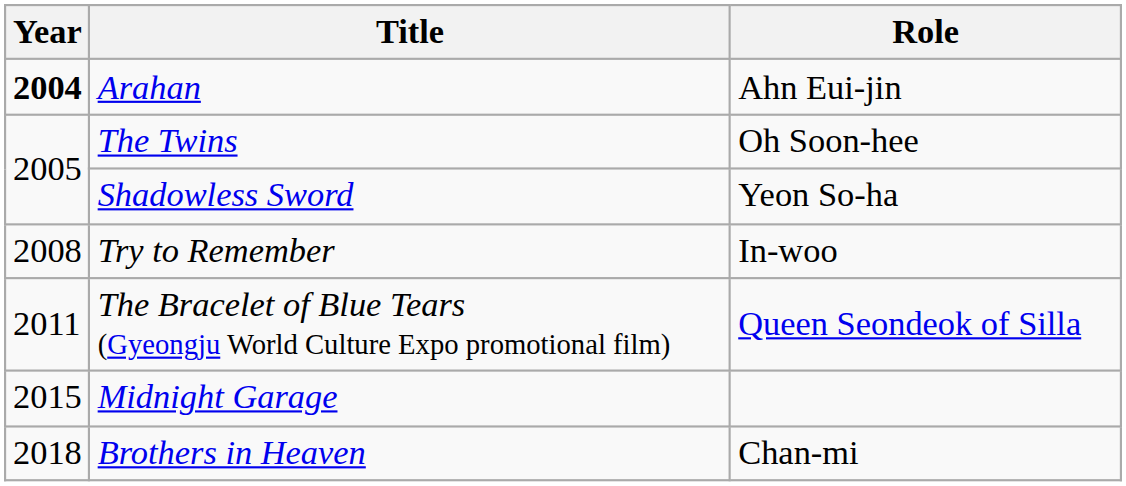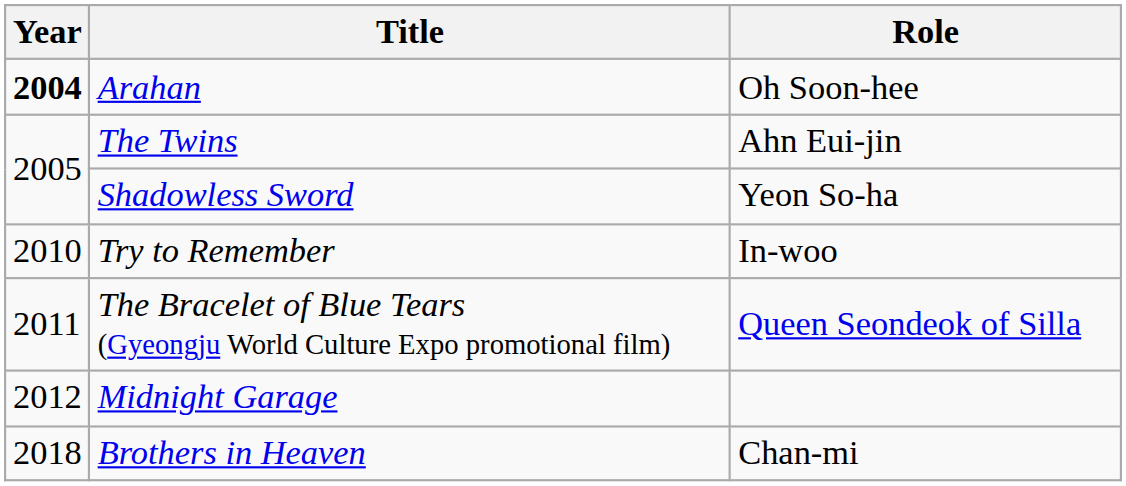(820, 86) Ahn Eui-jin -> (829, 86) Oh Soon-hee
(829, 140) Oh Soon-hee -> (820, 140) Ahn Eui-jin
(47, 250) 2008 -> (47, 250) 2010
(47, 397) 2015 -> (47, 397) 2012
